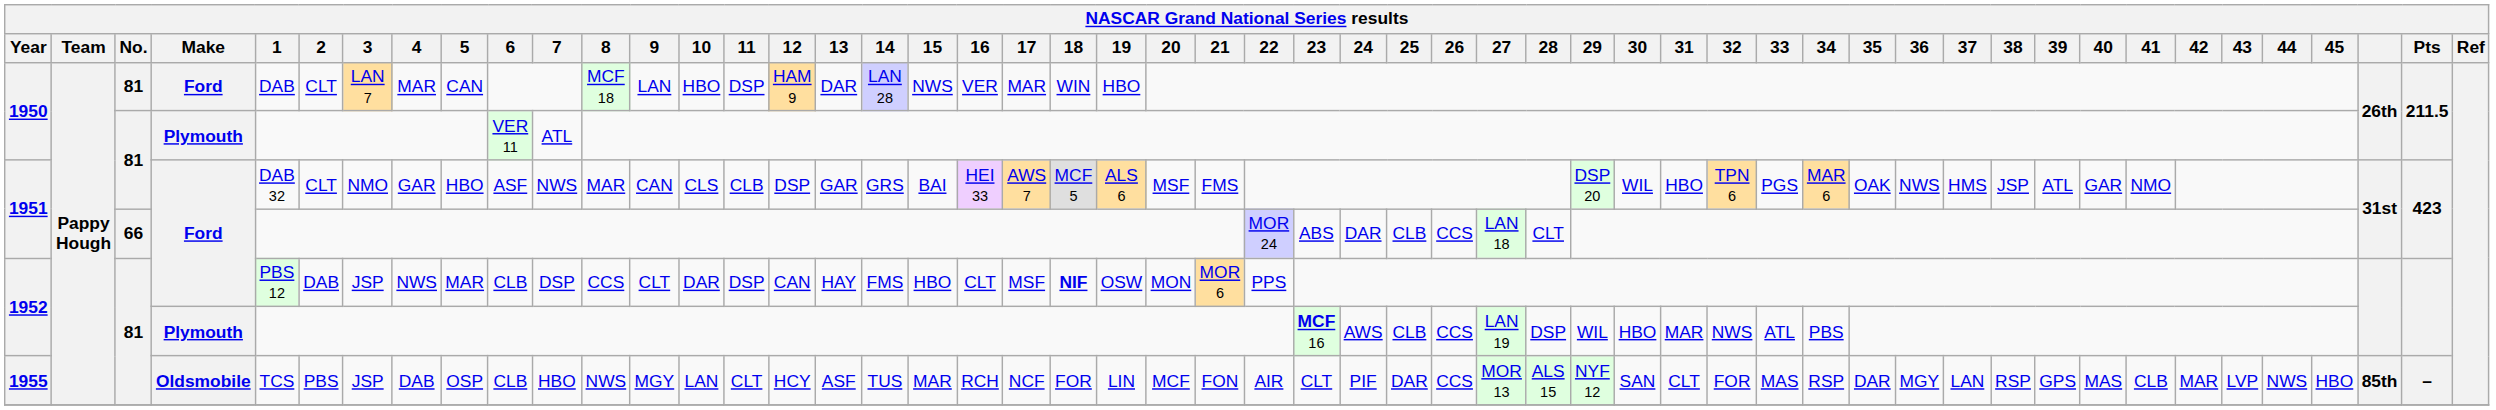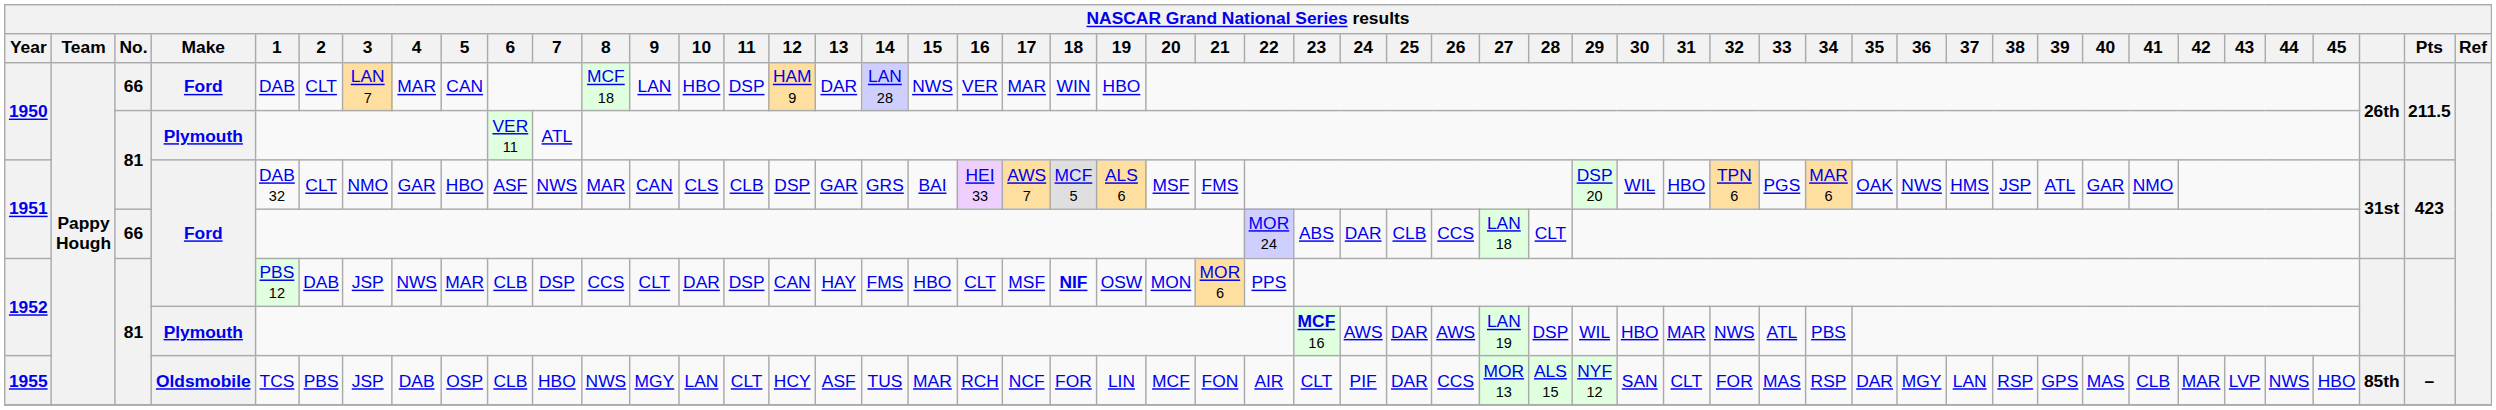(133, 87) 81 -> (133, 87) 66
(1409, 331) CLB -> (1409, 331) DAR
(1455, 331) CCS -> (1456, 331) AWS
